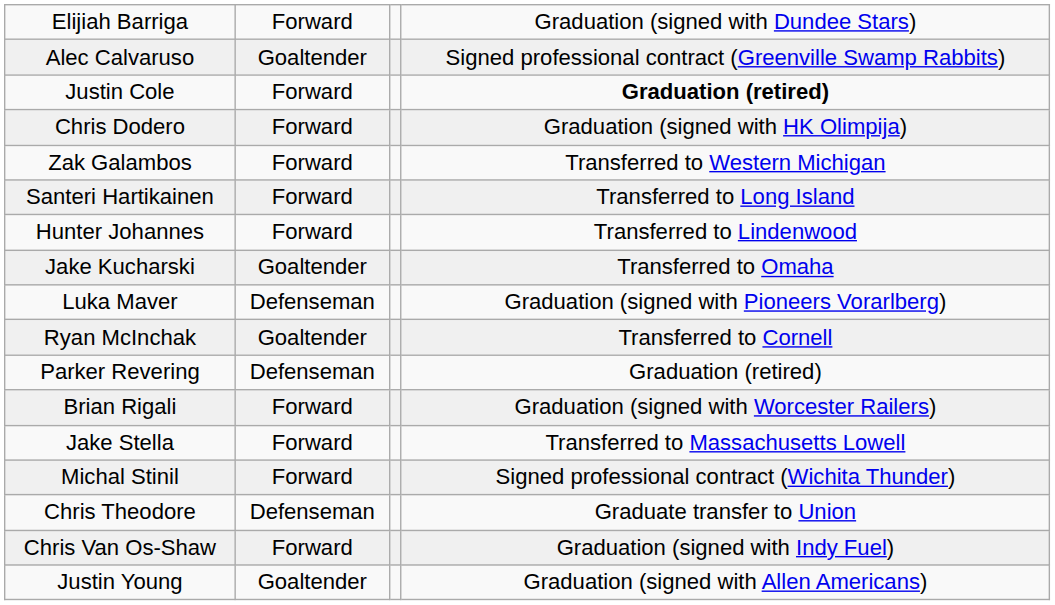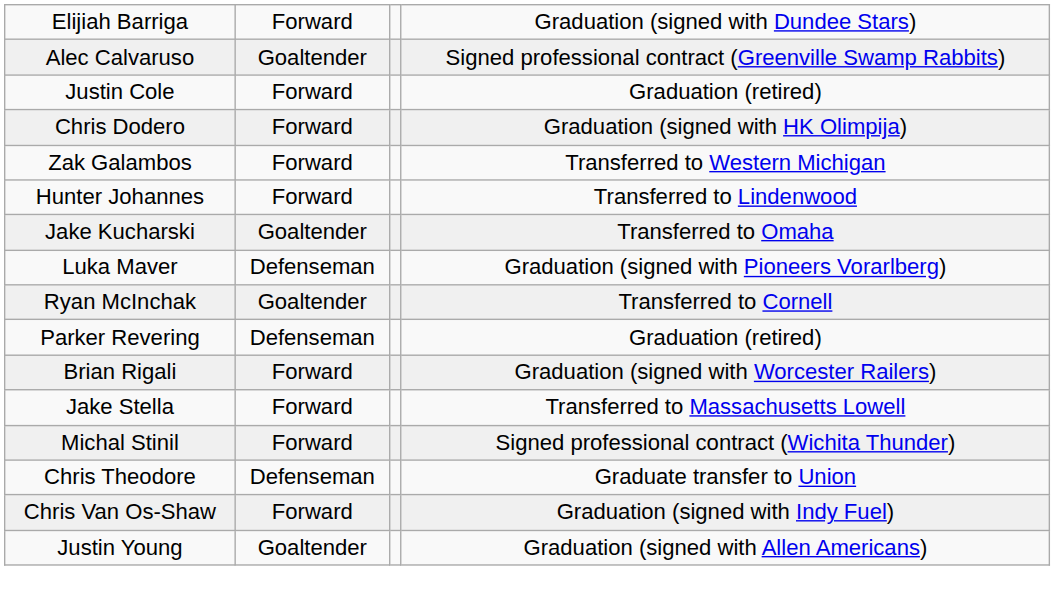(725, 92) bold -> (725, 92) normal
- row: (120, 197)
